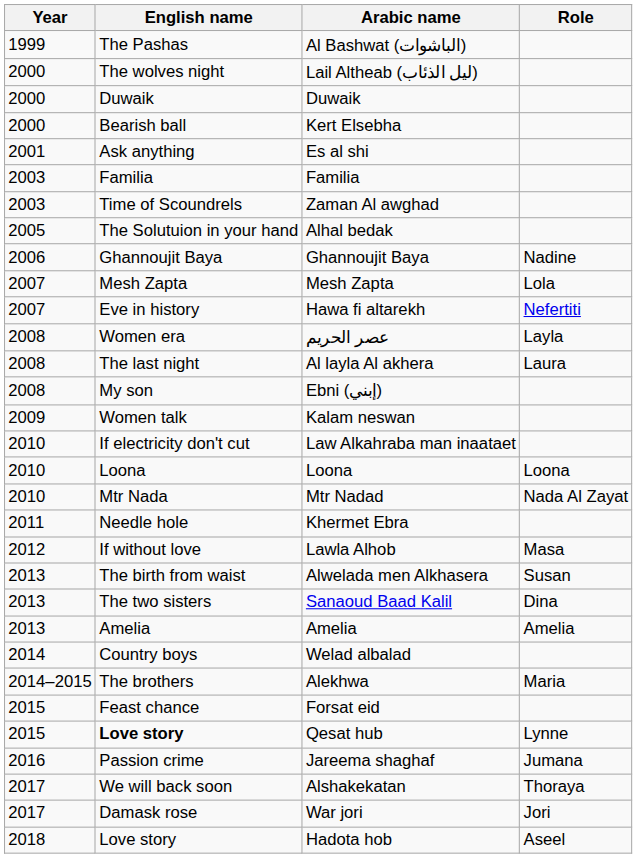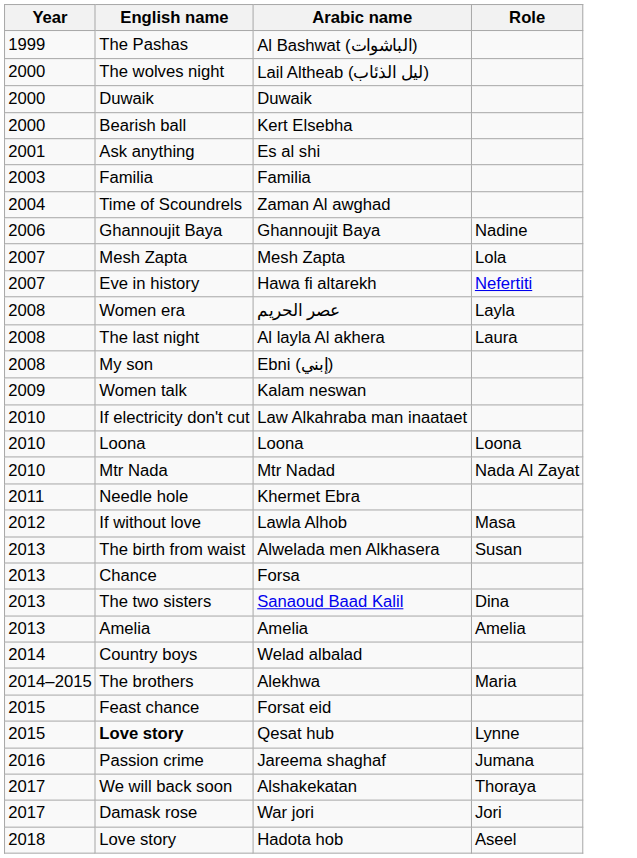(27, 204) 2003 -> (27, 204) 2004
- row: (349, 230)
+ row: (278, 576)
